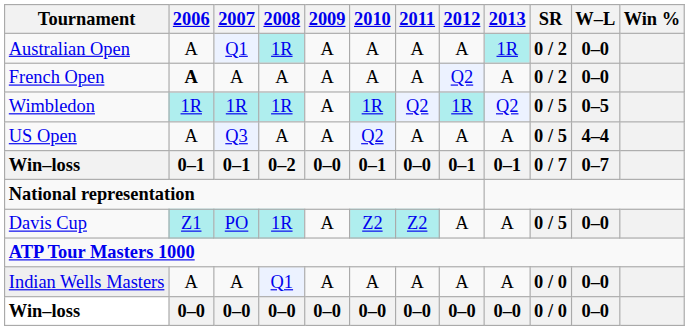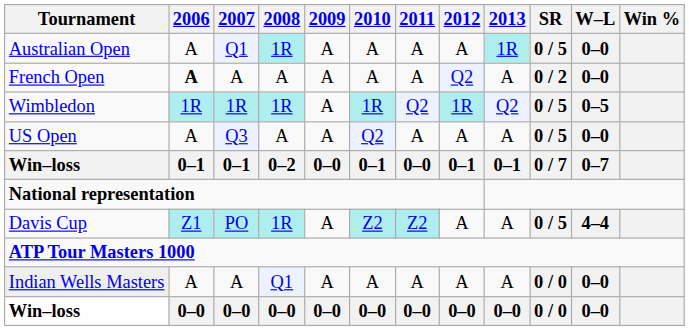(550, 48) 0 / 2 -> (550, 48) 0 / 5
(595, 135) 4–4 -> (595, 135) 0–0
(595, 223) 0–0 -> (595, 223) 4–4
